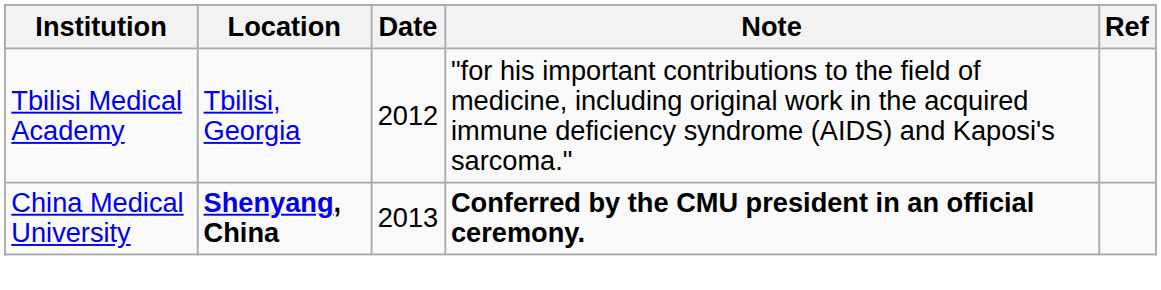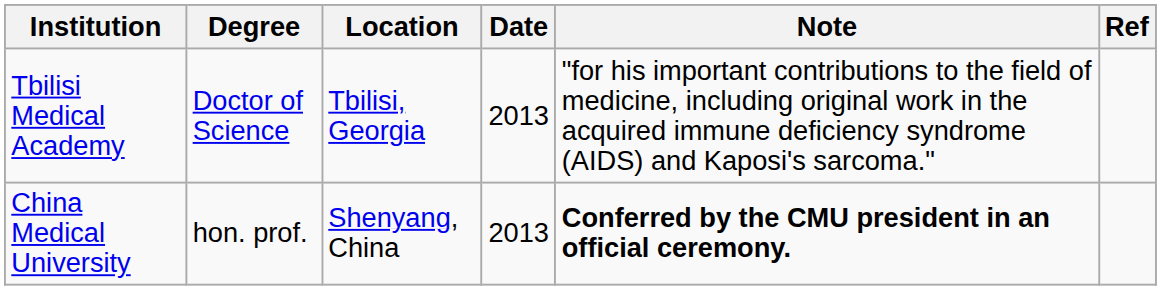+ column: (254, 27)
(408, 115) 2012 -> (519, 115) 2013
(272, 219) bold -> (393, 234) normal
